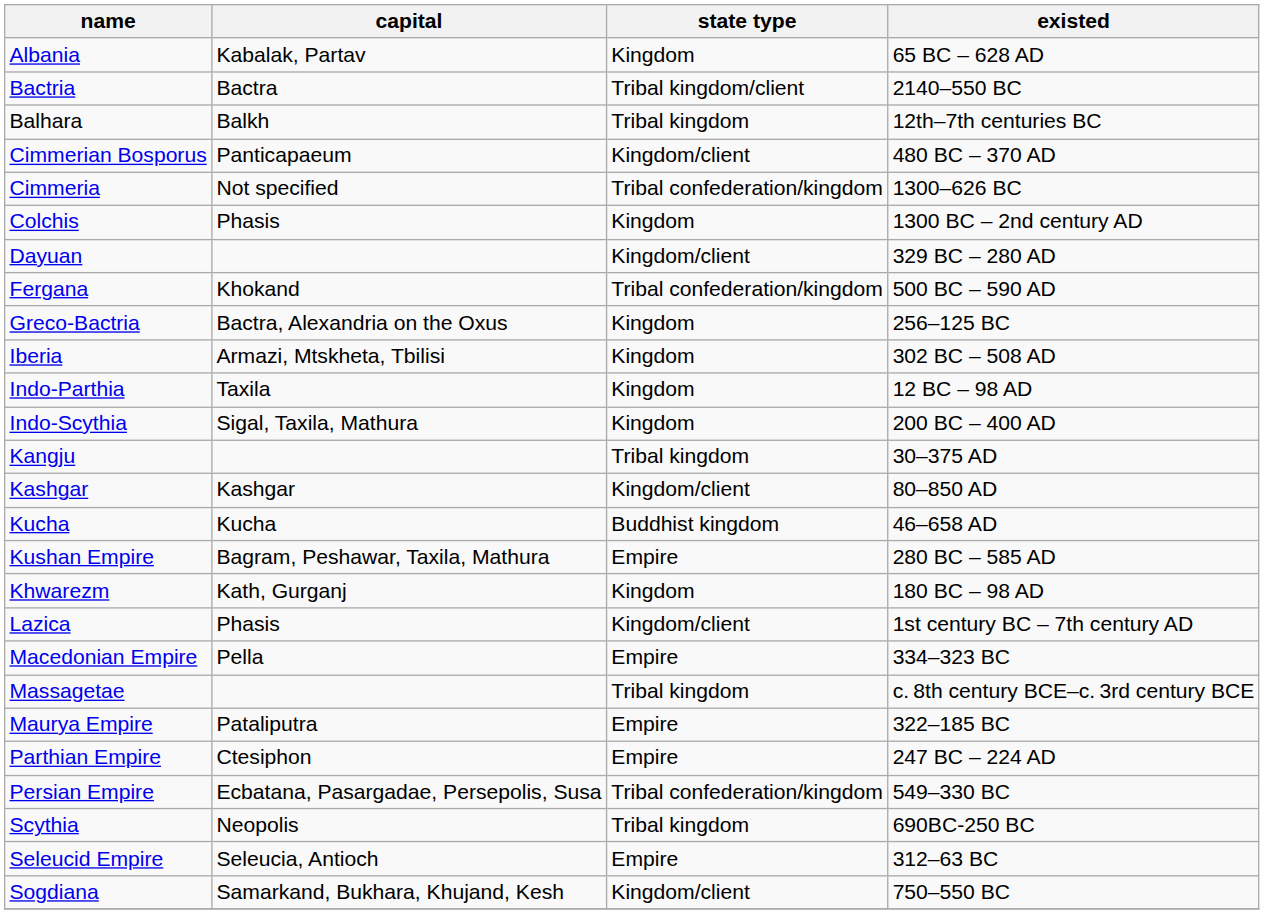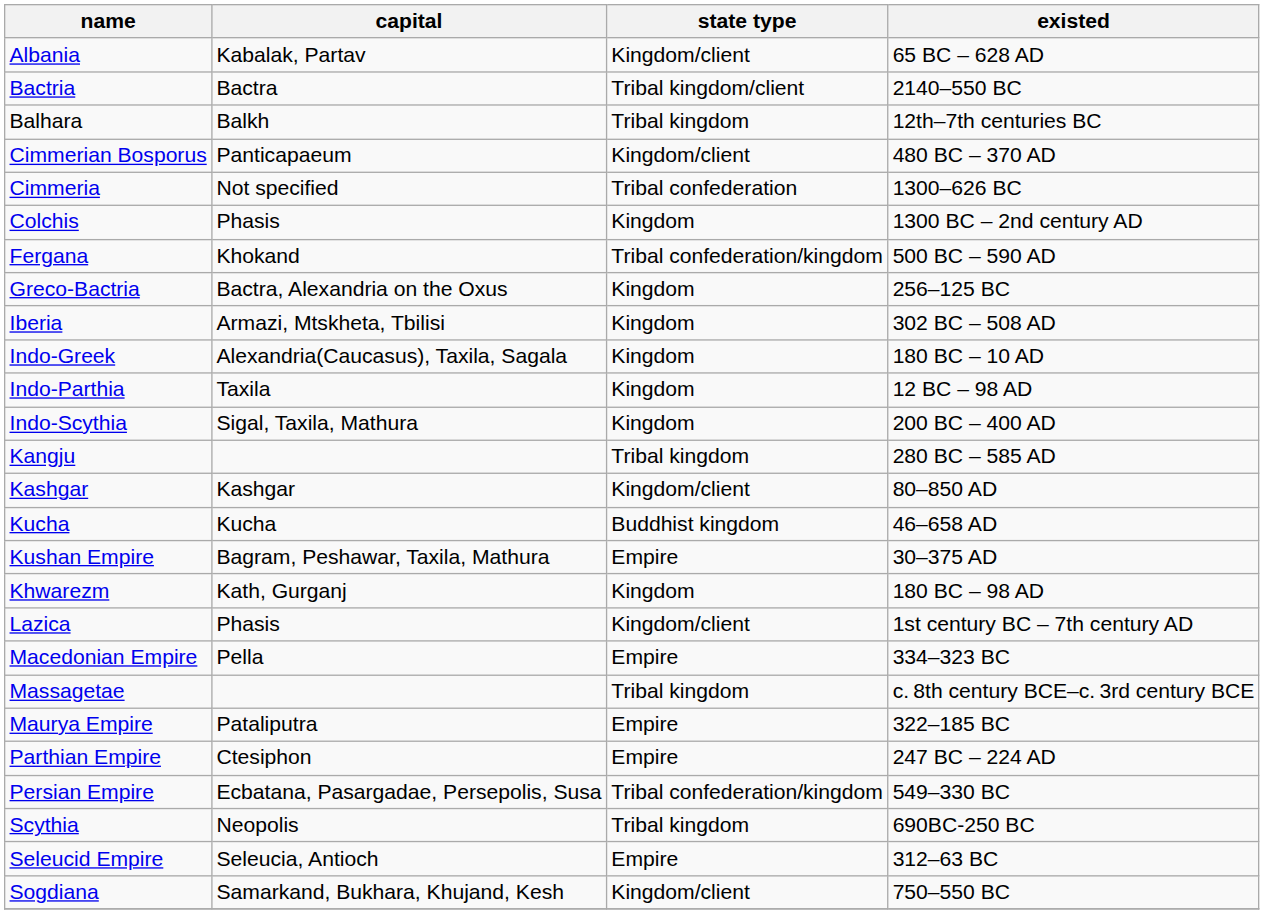(653, 54) Kingdom -> (681, 54) Kingdom/client
(747, 188) Tribal confederation/kingdom -> (704, 188) Tribal confederation
- row: (46, 255)
+ row: (62, 356)
(945, 456) 30–375 AD -> (974, 456) 280 BC – 585 AD
(974, 557) 280 BC – 585 AD -> (945, 557) 30–375 AD
